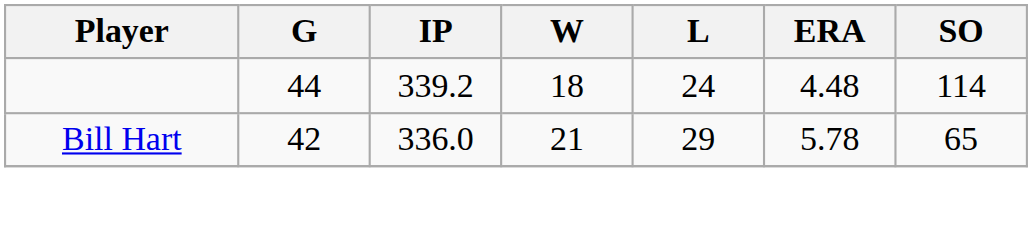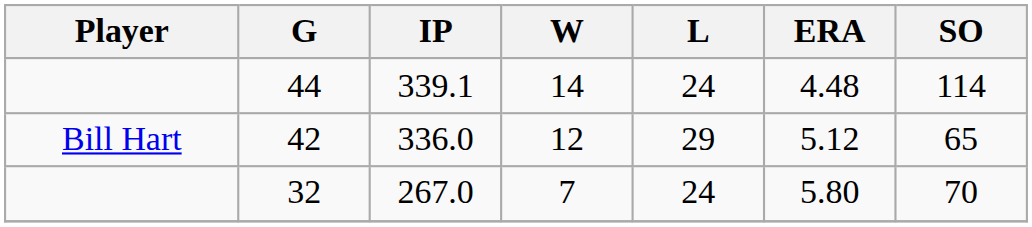(436, 85) 339.2 -> (436, 85) 339.1
(567, 85) 18 -> (567, 85) 14
(567, 138) 21 -> (567, 138) 12
(830, 138) 5.78 -> (830, 138) 5.12
+ row: (304, 192)
